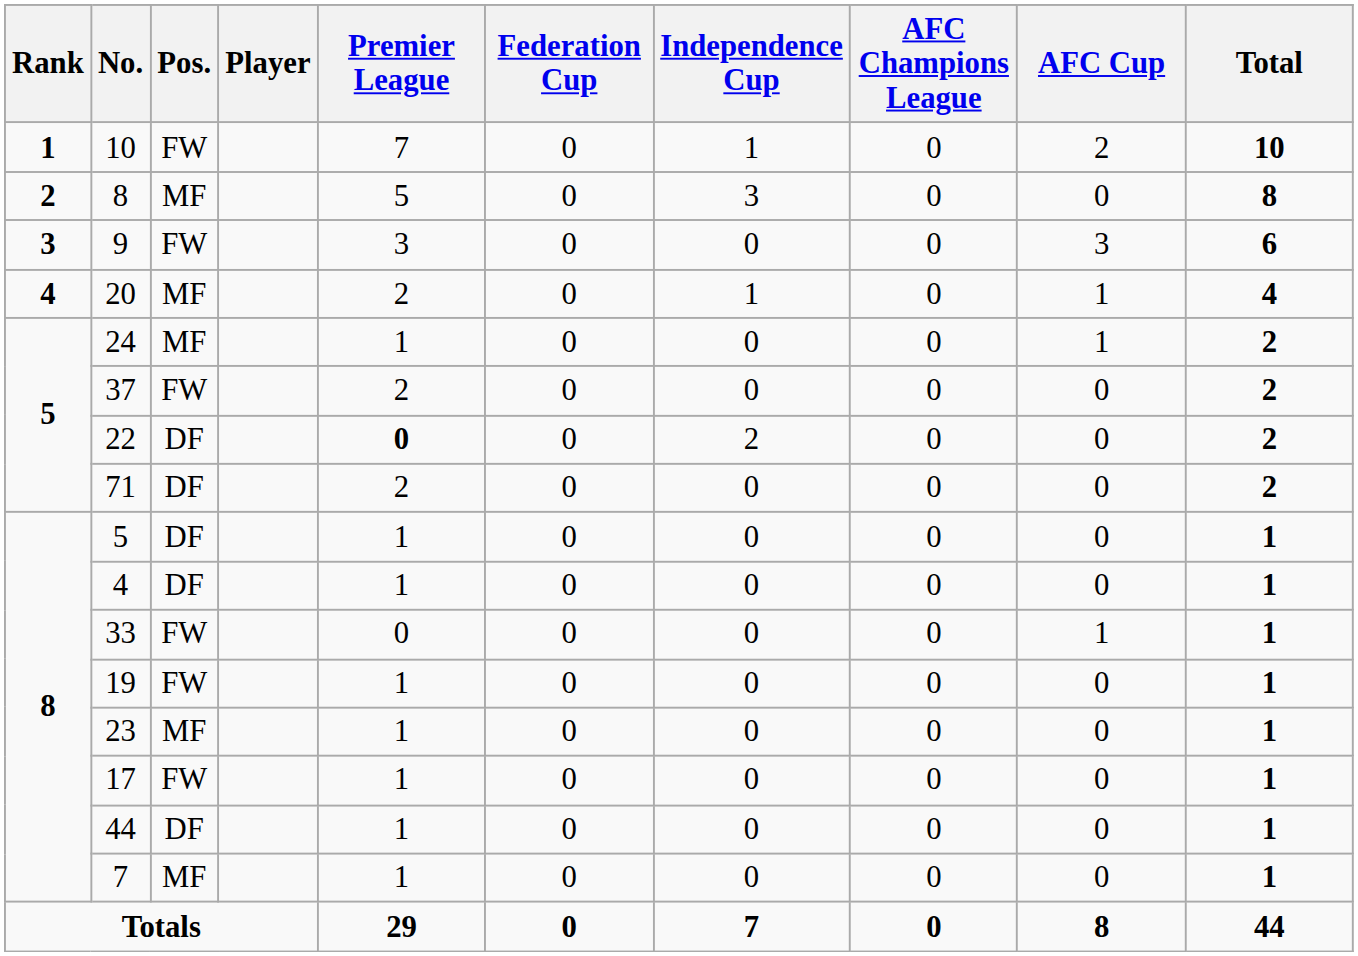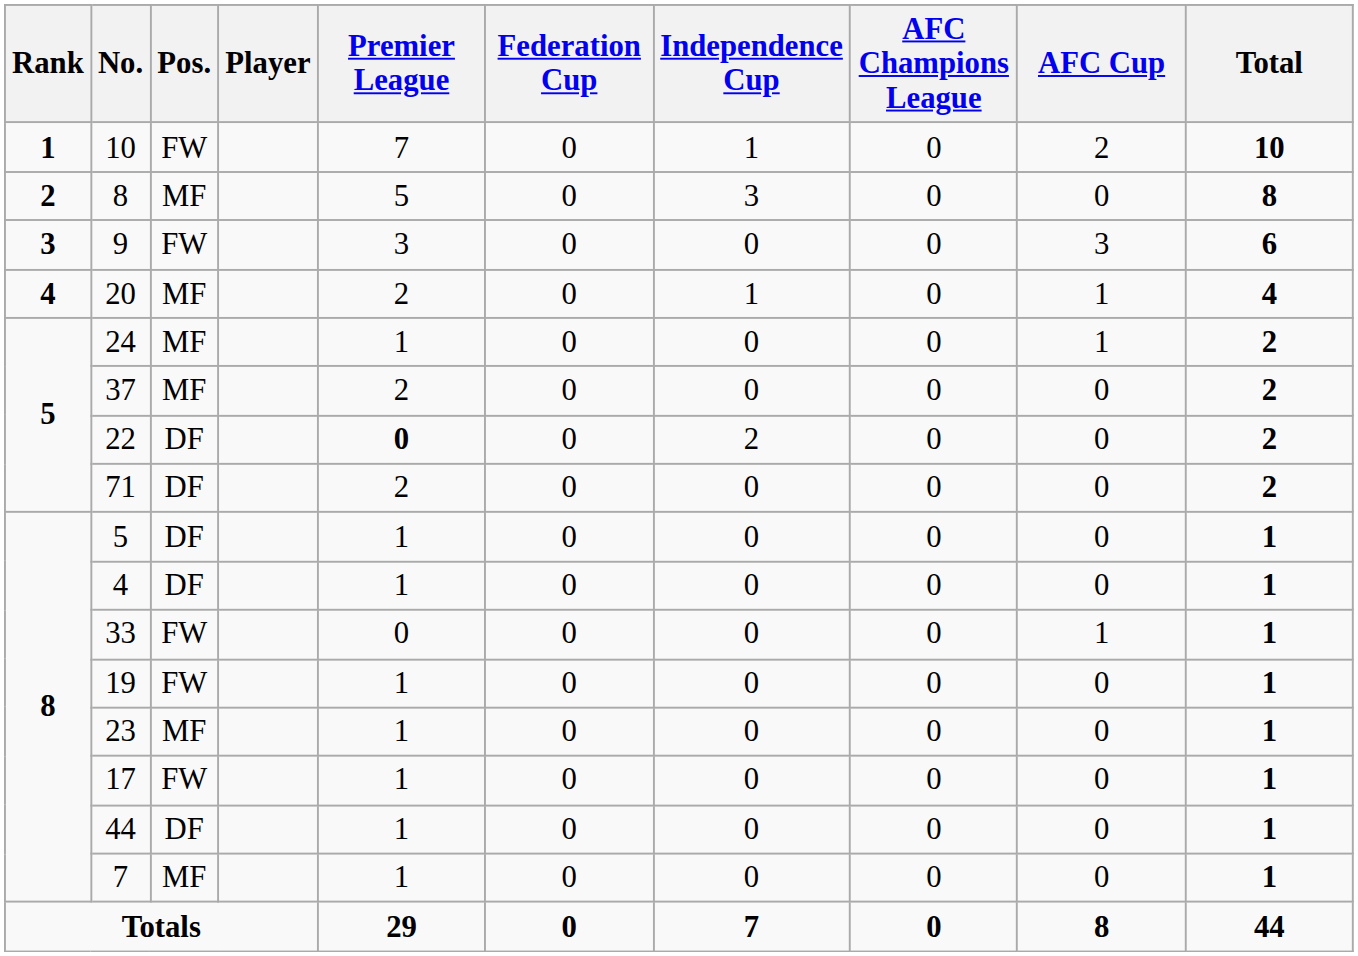(184, 390) FW -> (184, 390) MF
